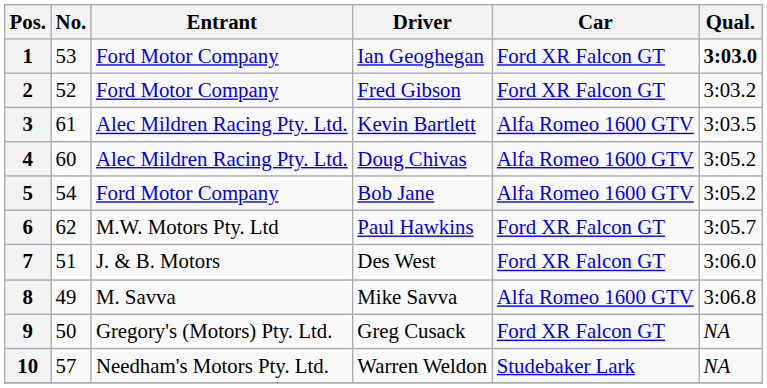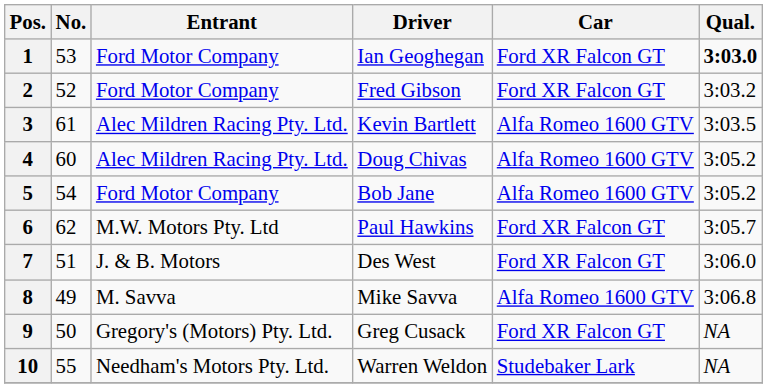(66, 365) 57 -> (66, 365) 55
